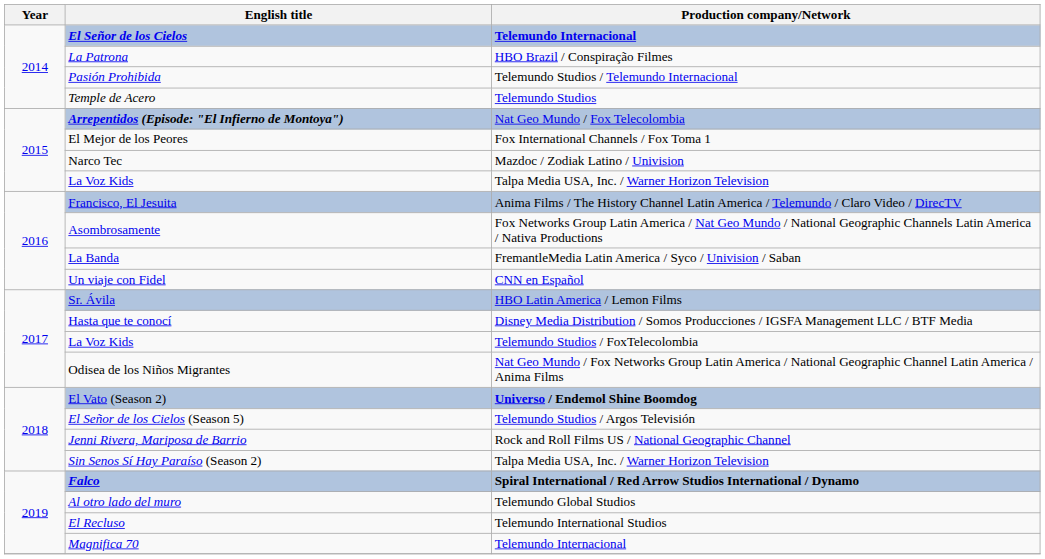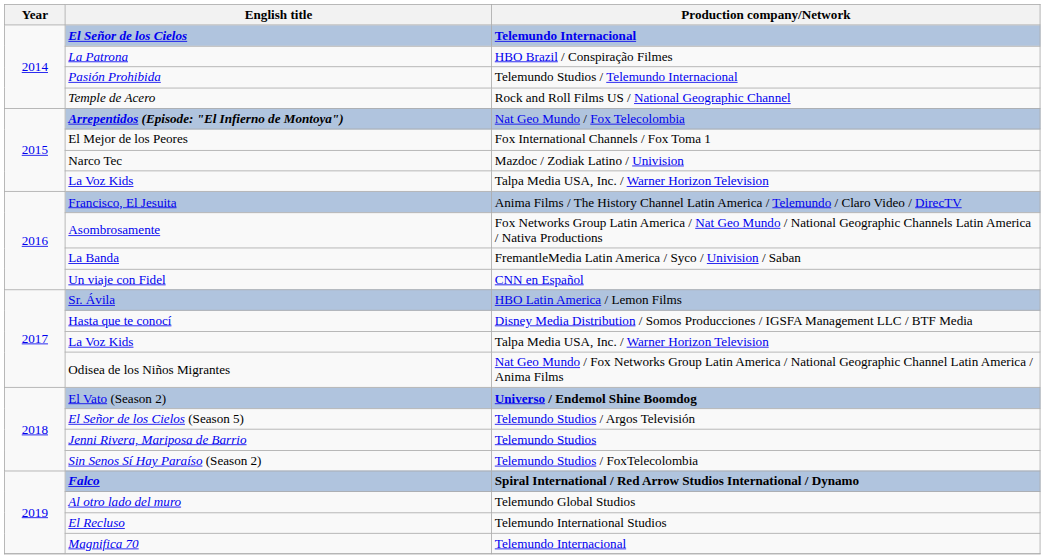(546, 98) Telemundo Studios -> (643, 98) Rock and Roll Films US / National Geographic Channel
(596, 341) Telemundo Studios / FoxTelecolombia -> (632, 341) Talpa Media USA, Inc. / Warner Horizon Television
(643, 439) Rock and Roll Films US / National Geographic Channel -> (546, 439) Telemundo Studios
(632, 460) Talpa Media USA, Inc. / Warner Horizon Television -> (596, 460) Telemundo Studios / FoxTelecolombia
